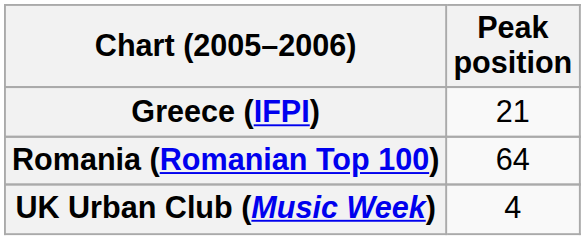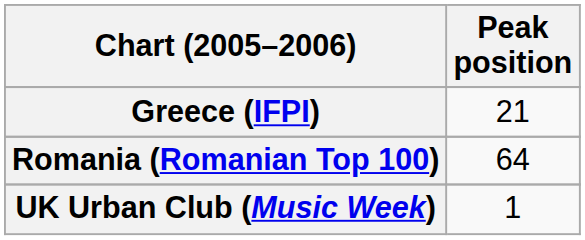(513, 208) 4 -> (513, 208) 1
